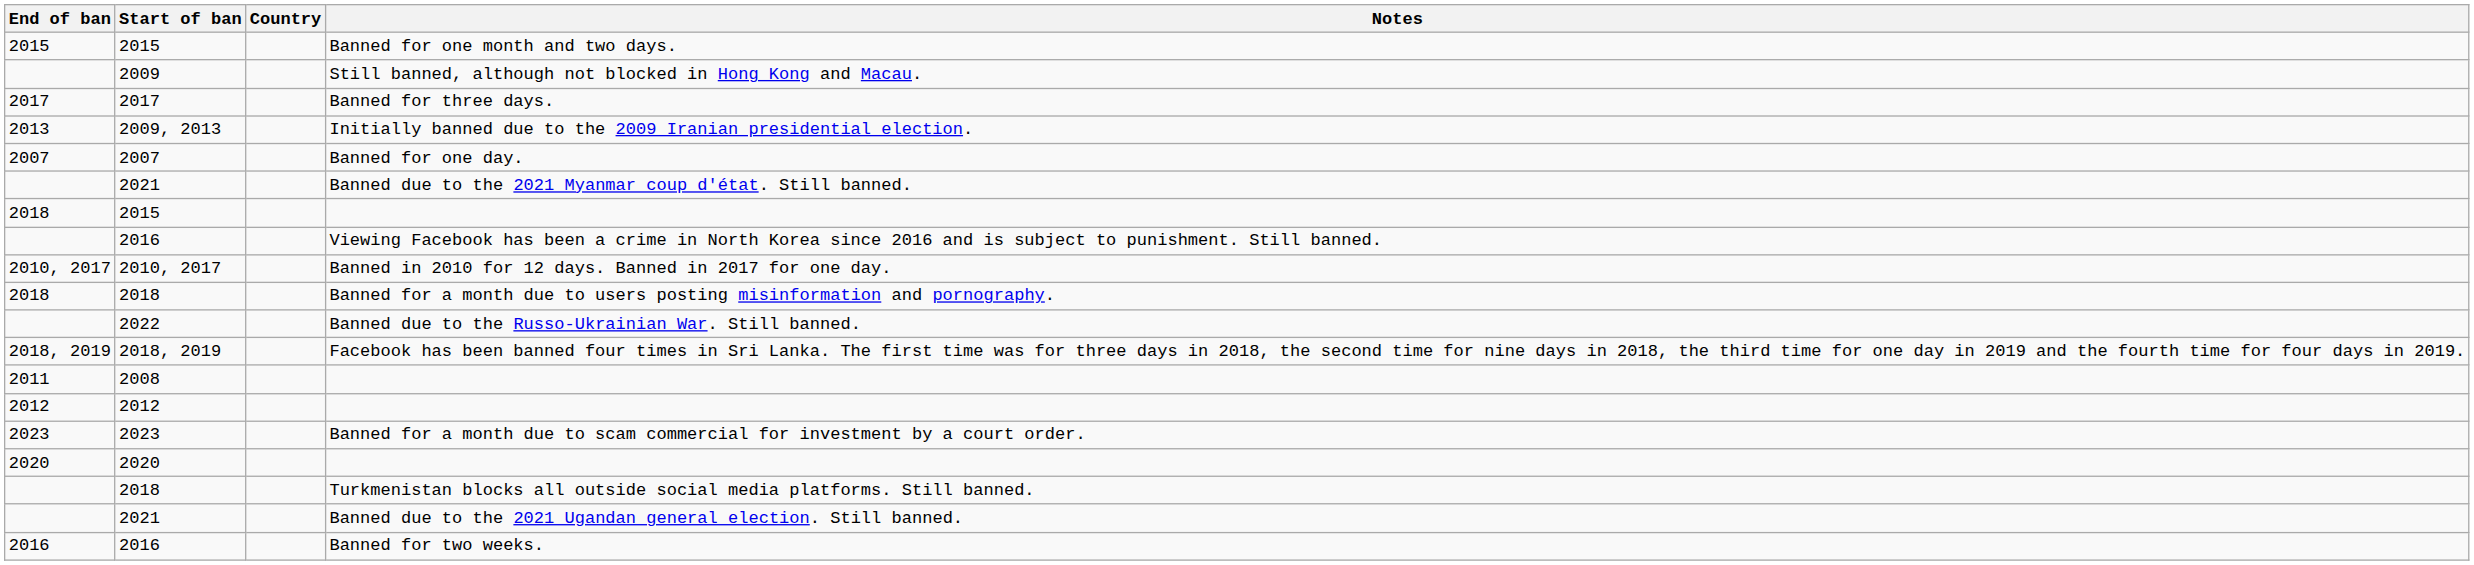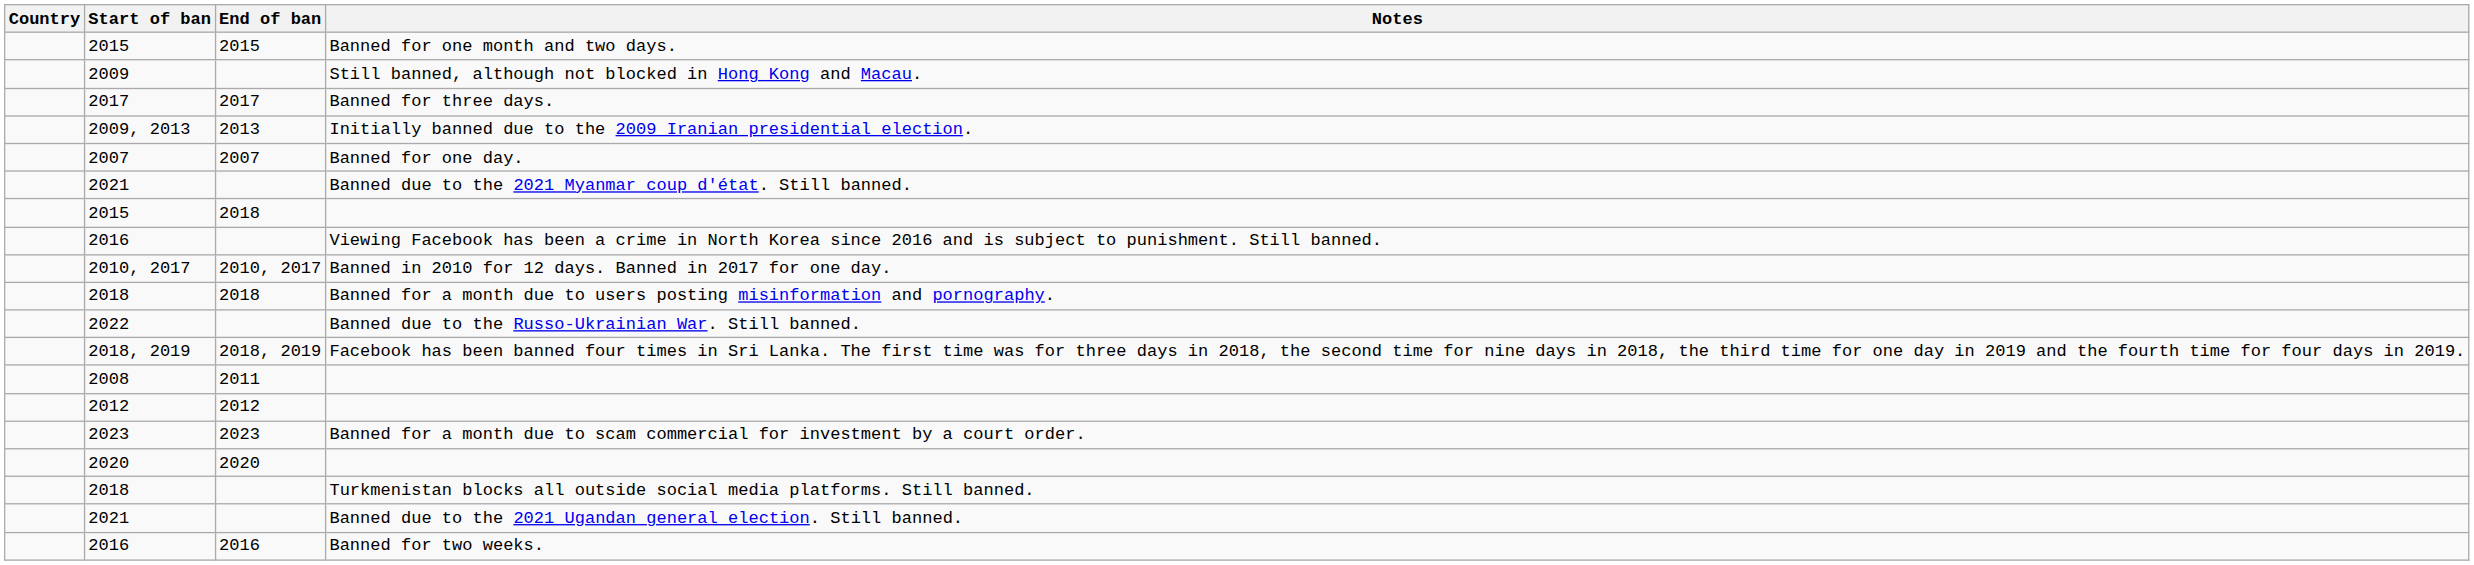columns swapped: (286, 19) <-> (60, 19)
